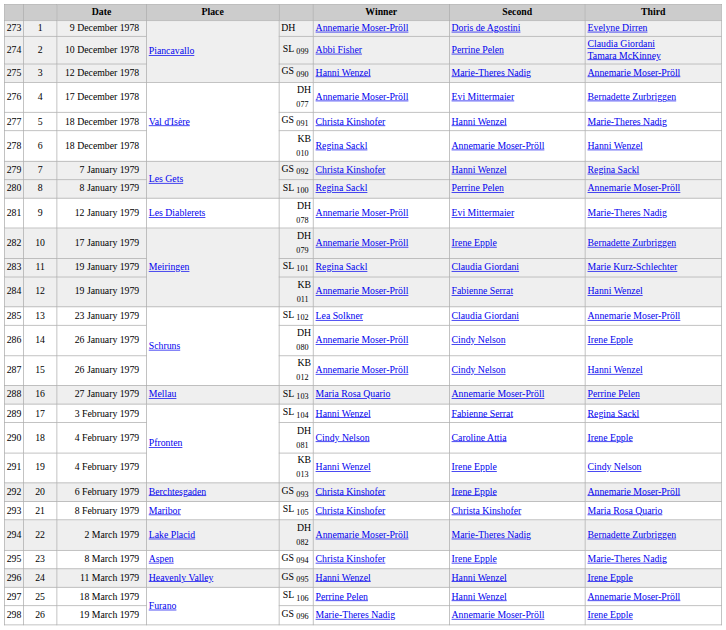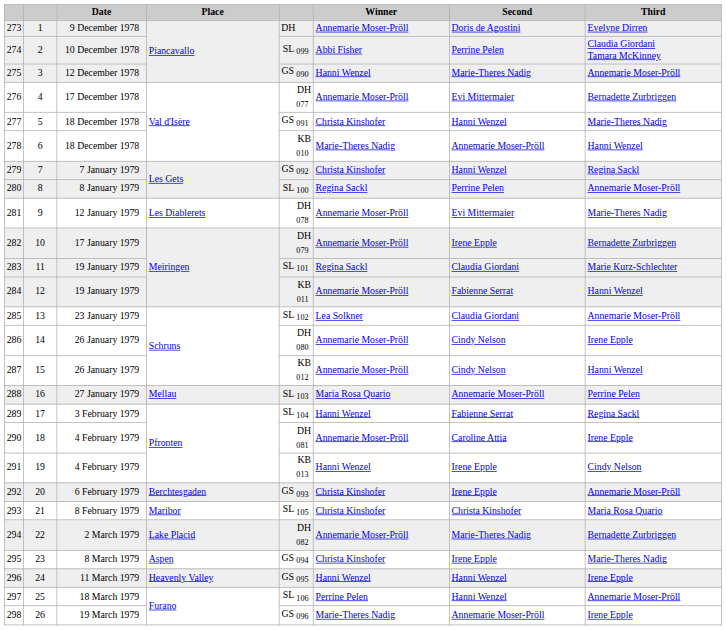(341, 145) Regina Sackl -> (355, 145) Marie-Theres Nadig
(343, 437) Cindy Nelson -> (362, 437) Annemarie Moser-Pröll
